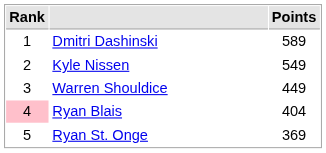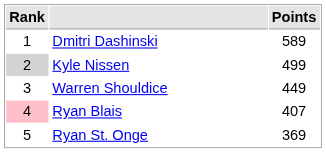(27, 65) no background -> (27, 65) lightgrey background
(294, 65) 549 -> (294, 65) 499
(294, 112) 404 -> (294, 112) 407
